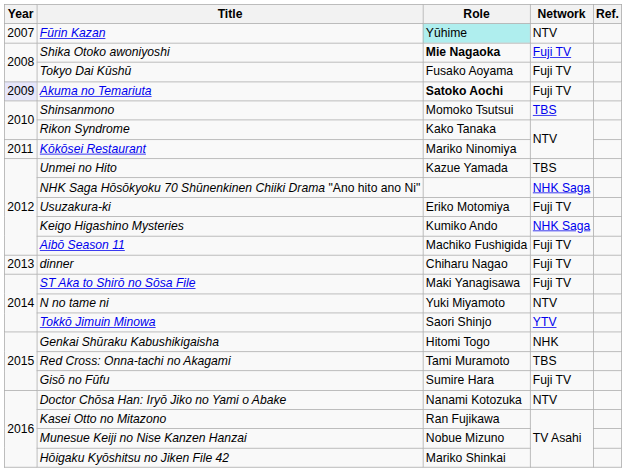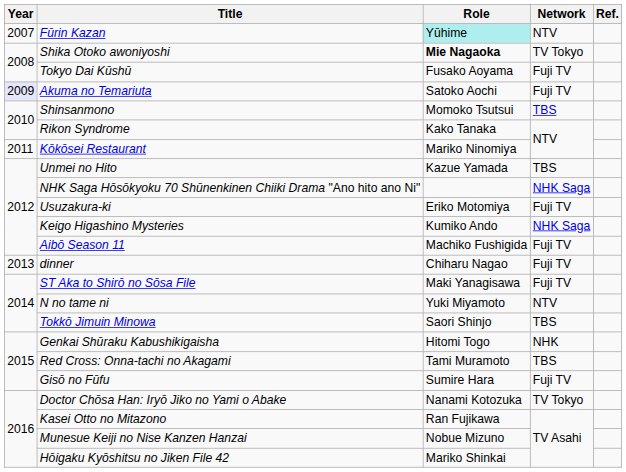(552, 52) Fuji TV -> (558, 52) TV Tokyo
(464, 91) bold -> (461, 91) normal
(545, 322) YTV -> (545, 322) TBS
(545, 399) NTV -> (558, 399) TV Tokyo
